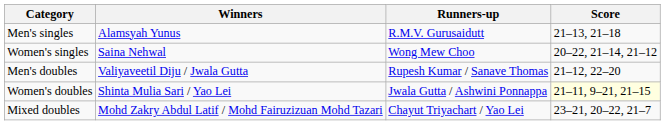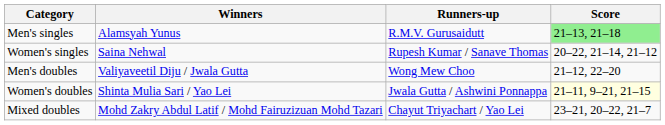(587, 33) no background -> (587, 33) lightgreen background
(431, 52) Wong Mew Choo -> (468, 52) Rupesh Kumar / Sanave Thomas
(468, 71) Rupesh Kumar / Sanave Thomas -> (431, 71) Wong Mew Choo
